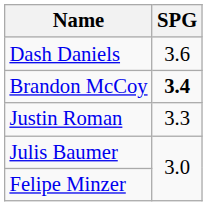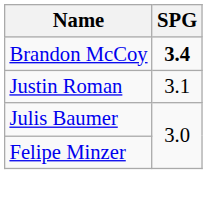- row: (65, 53)
(177, 119) 3.3 -> (177, 86) 3.1
